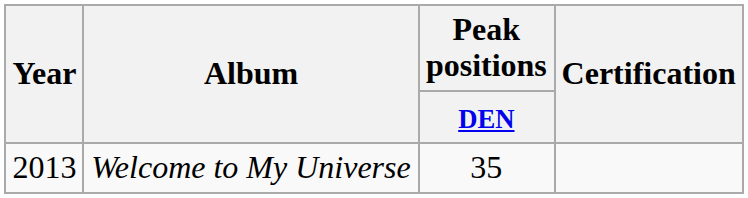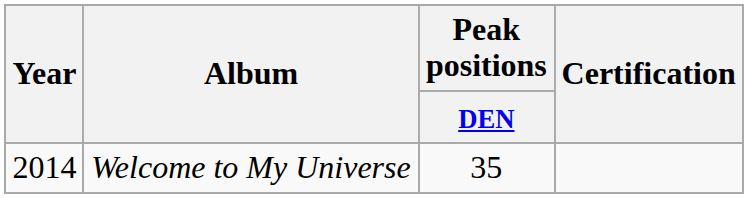(44, 167) 2013 -> (44, 167) 2014
